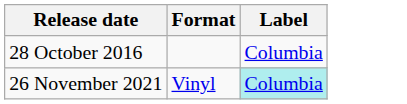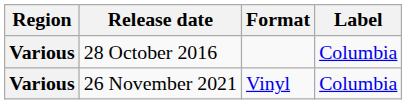+ column: (42, 20)
(284, 83) paleturquoise background -> (358, 83) no background
